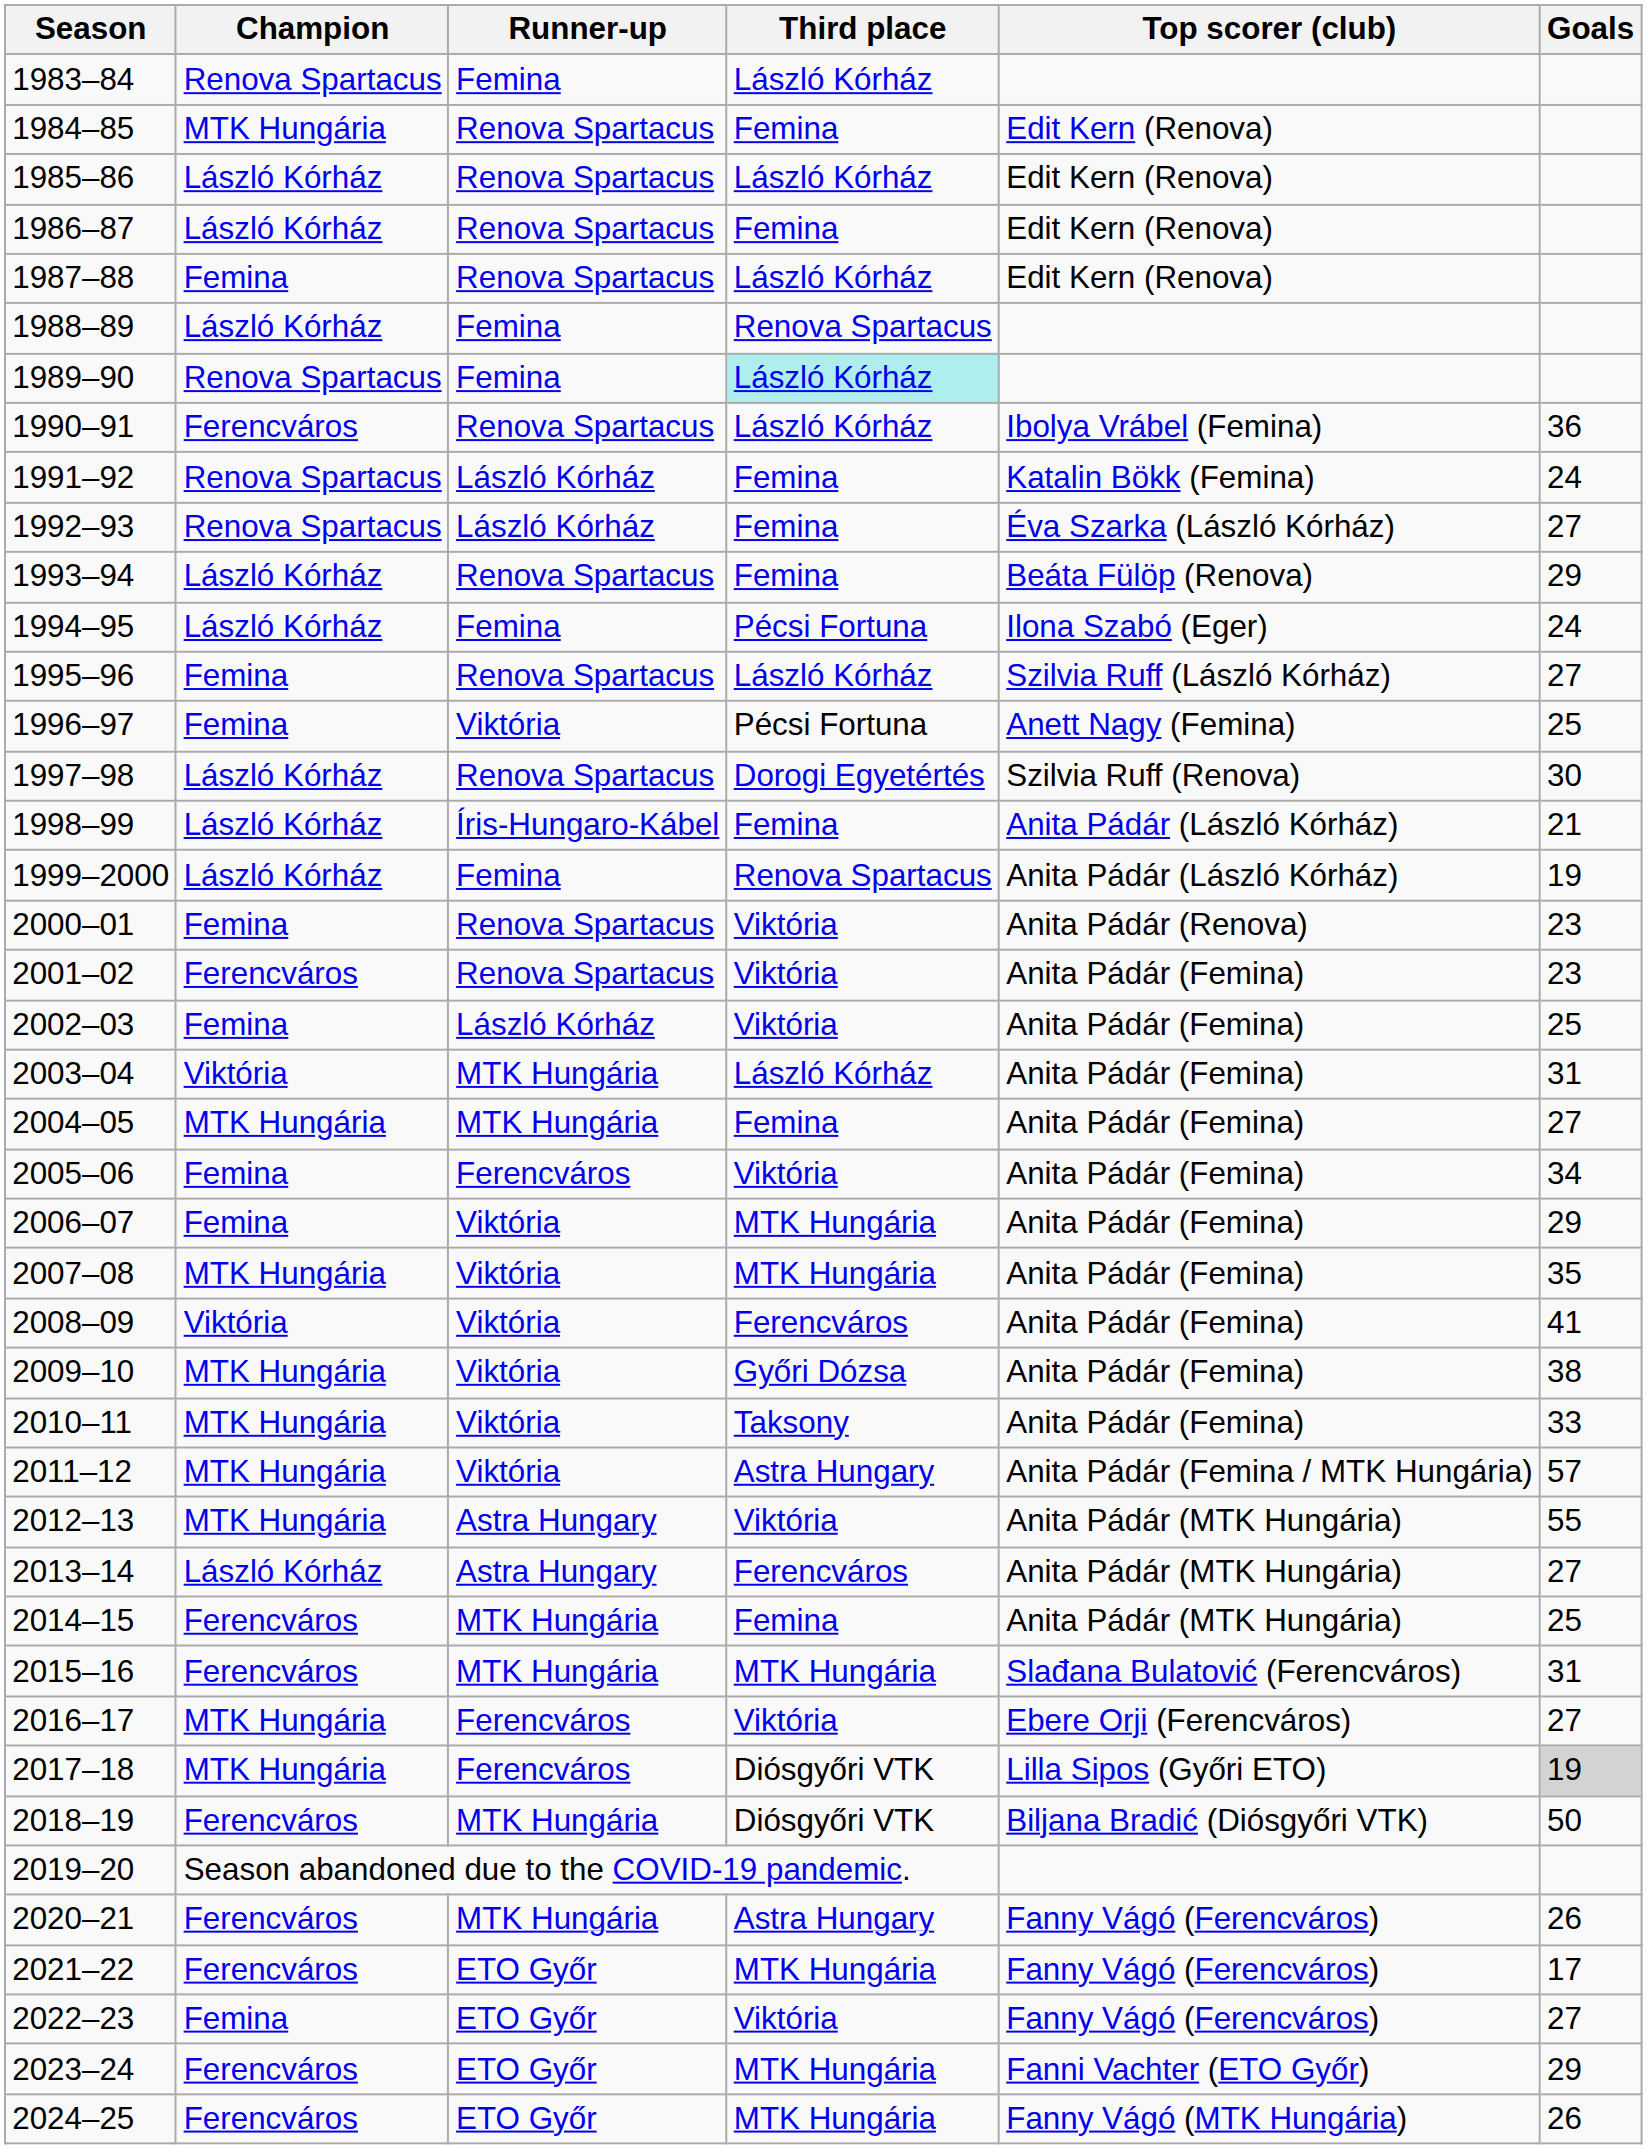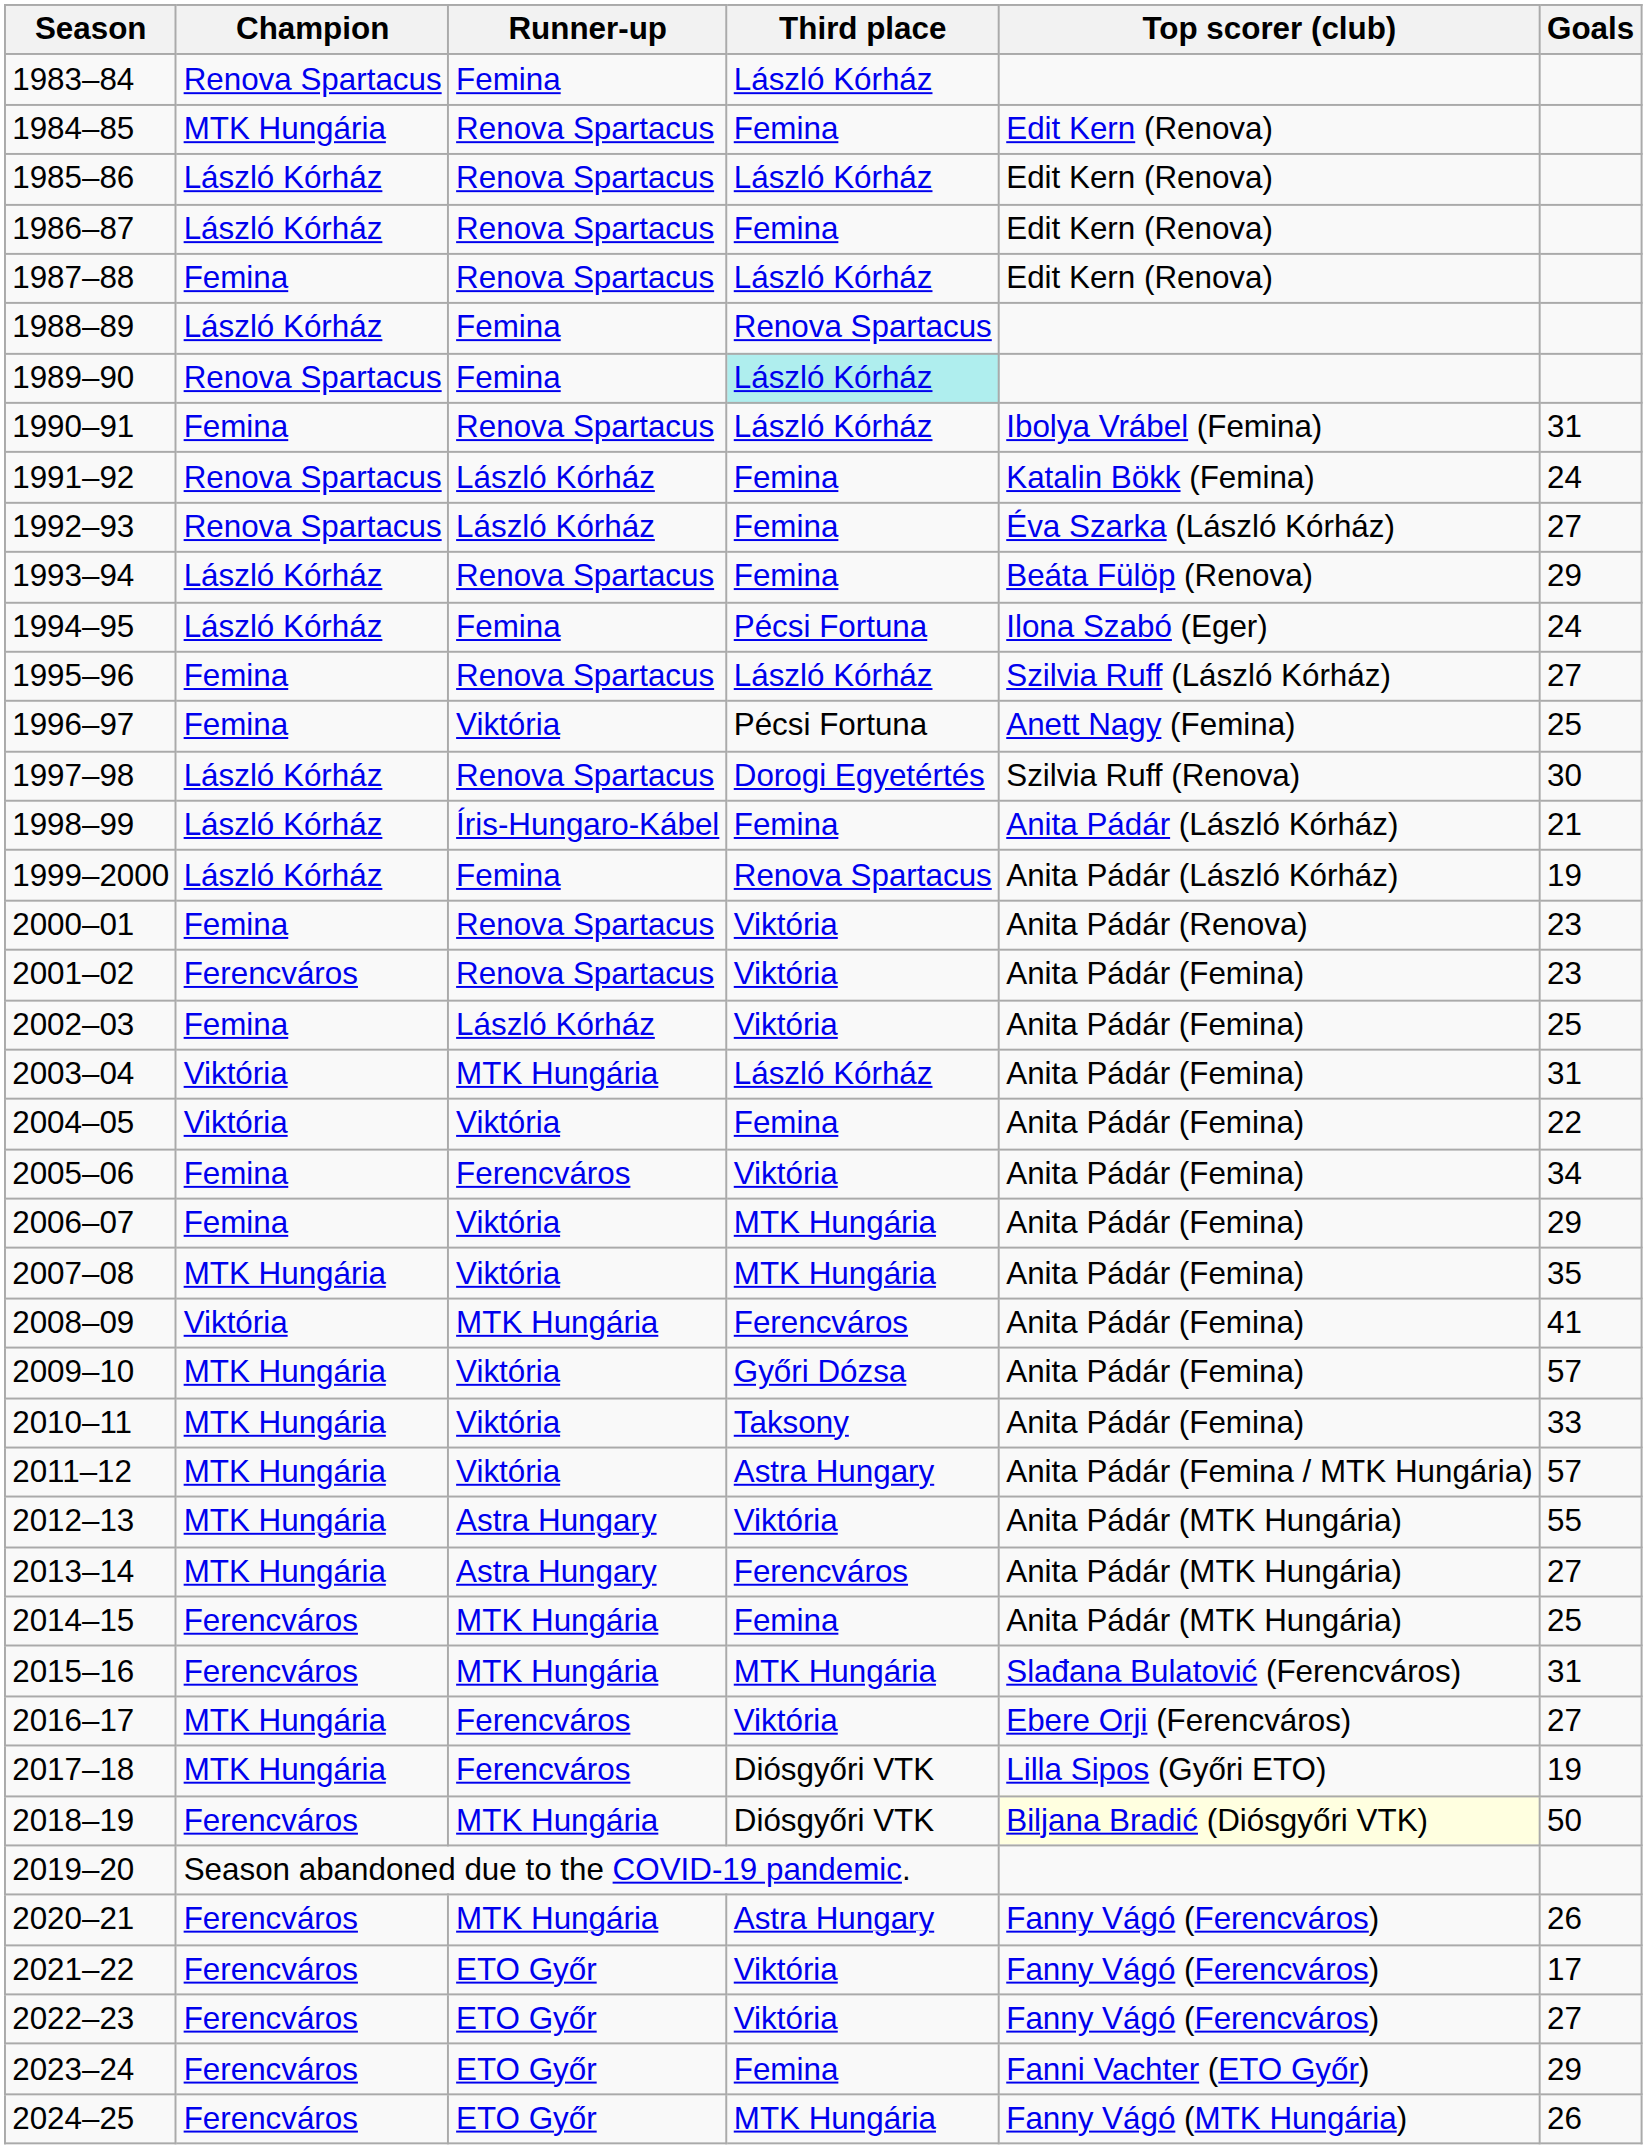(271, 427) Ferencváros -> (236, 427) Femina
(1564, 427) 36 -> (1564, 427) 31
(285, 1123) MTK Hungária -> (236, 1123) Viktória
(557, 1123) MTK Hungária -> (508, 1123) Viktória
(1564, 1123) 27 -> (1564, 1123) 22
(508, 1322) Viktória -> (557, 1322) MTK Hungária
(1564, 1372) 38 -> (1564, 1372) 57
(283, 1571) László Kórház -> (285, 1571) MTK Hungária
(1564, 1770) lightgrey background -> (1564, 1770) no background
(1217, 1819) no background -> (1217, 1819) lightyellow background
(835, 1969) MTK Hungária -> (786, 1969) Viktória
(236, 2018) Femina -> (271, 2018) Ferencváros
(835, 2068) MTK Hungária -> (786, 2068) Femina
